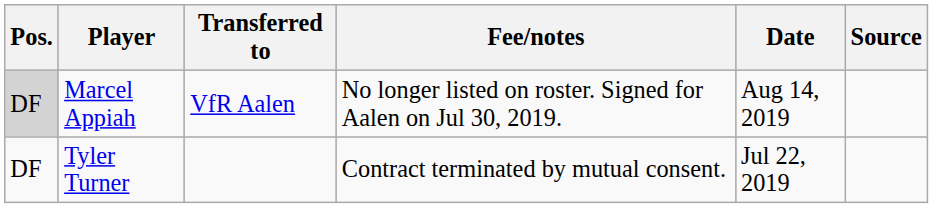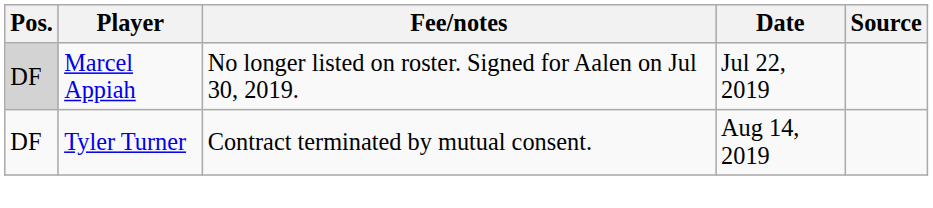- column: (260, 37)
(780, 103) Aug 14, 2019 -> (753, 76) Jul 22, 2019
(773, 169) Jul 22, 2019 -> (760, 141) Aug 14, 2019
